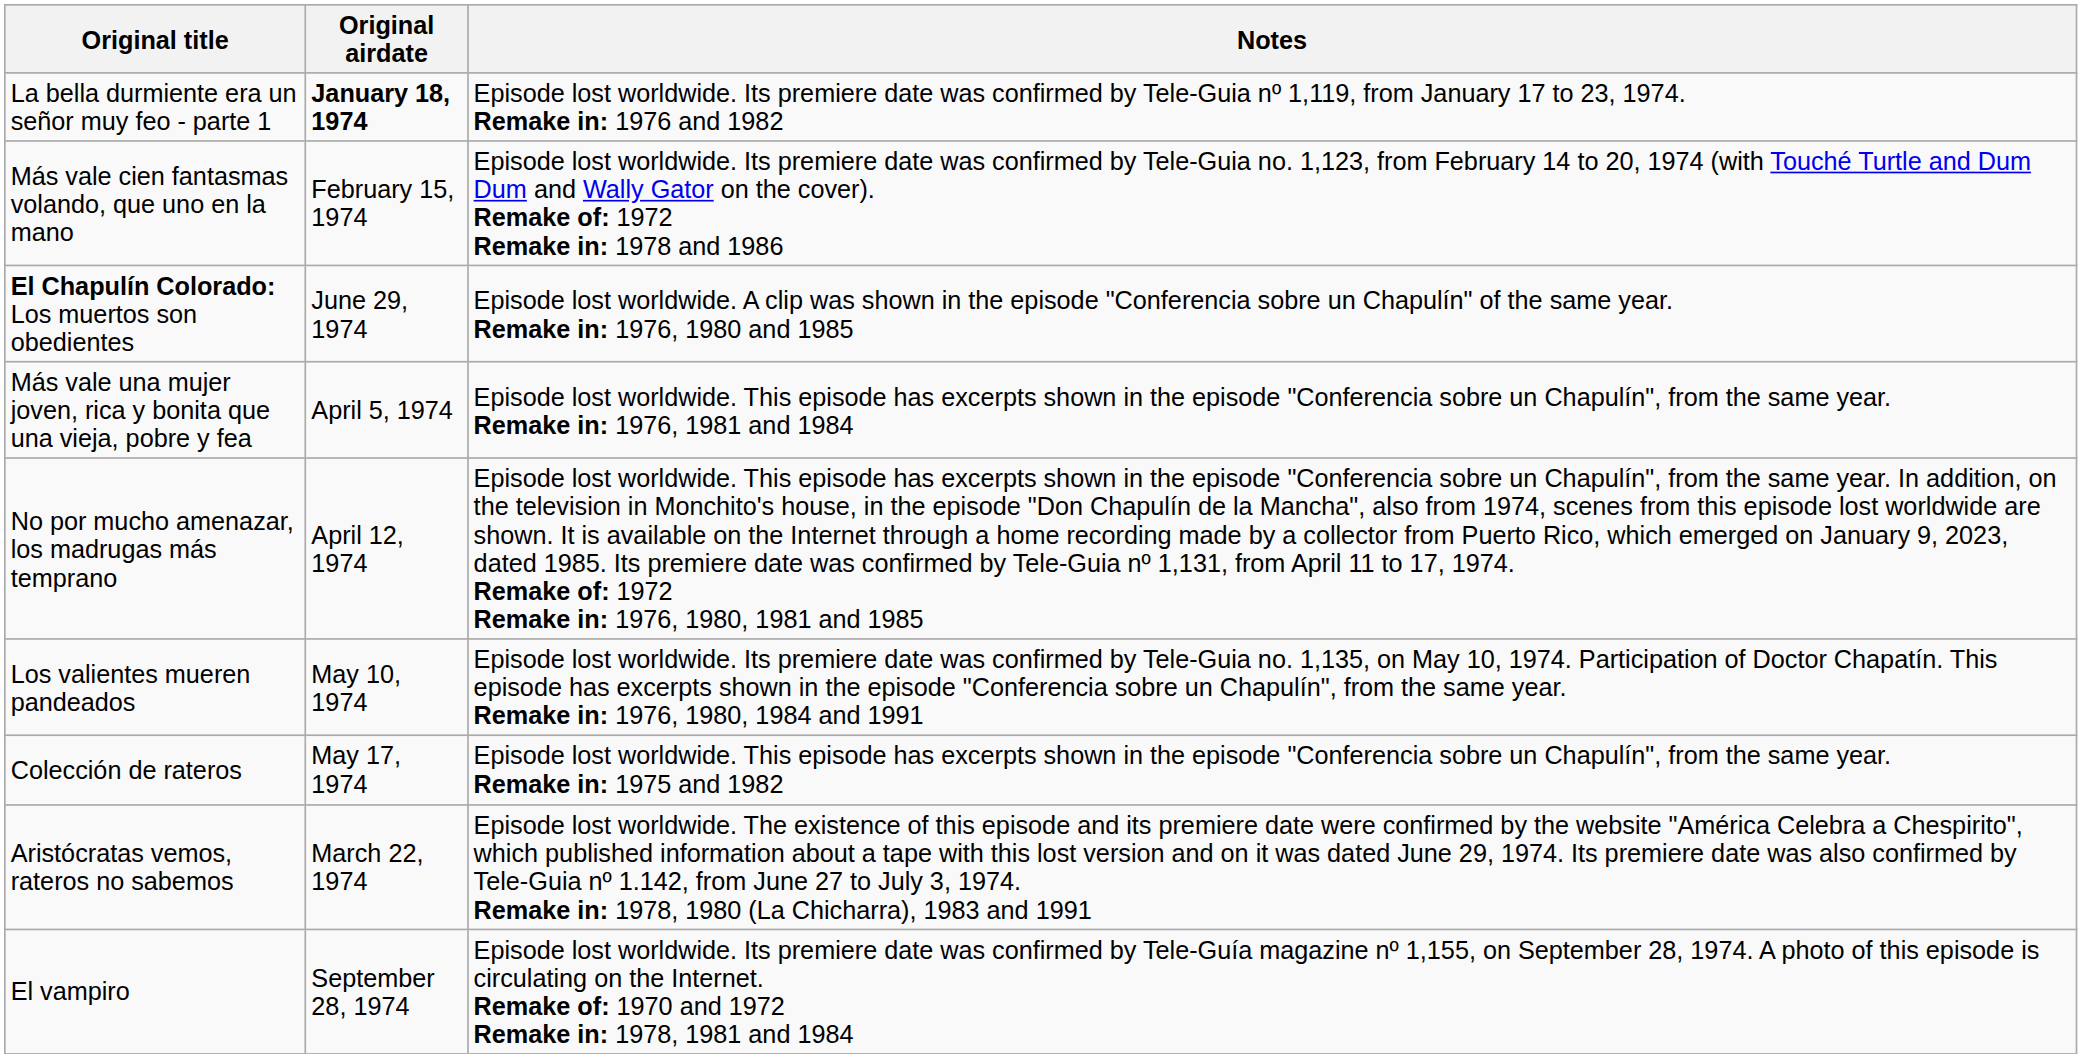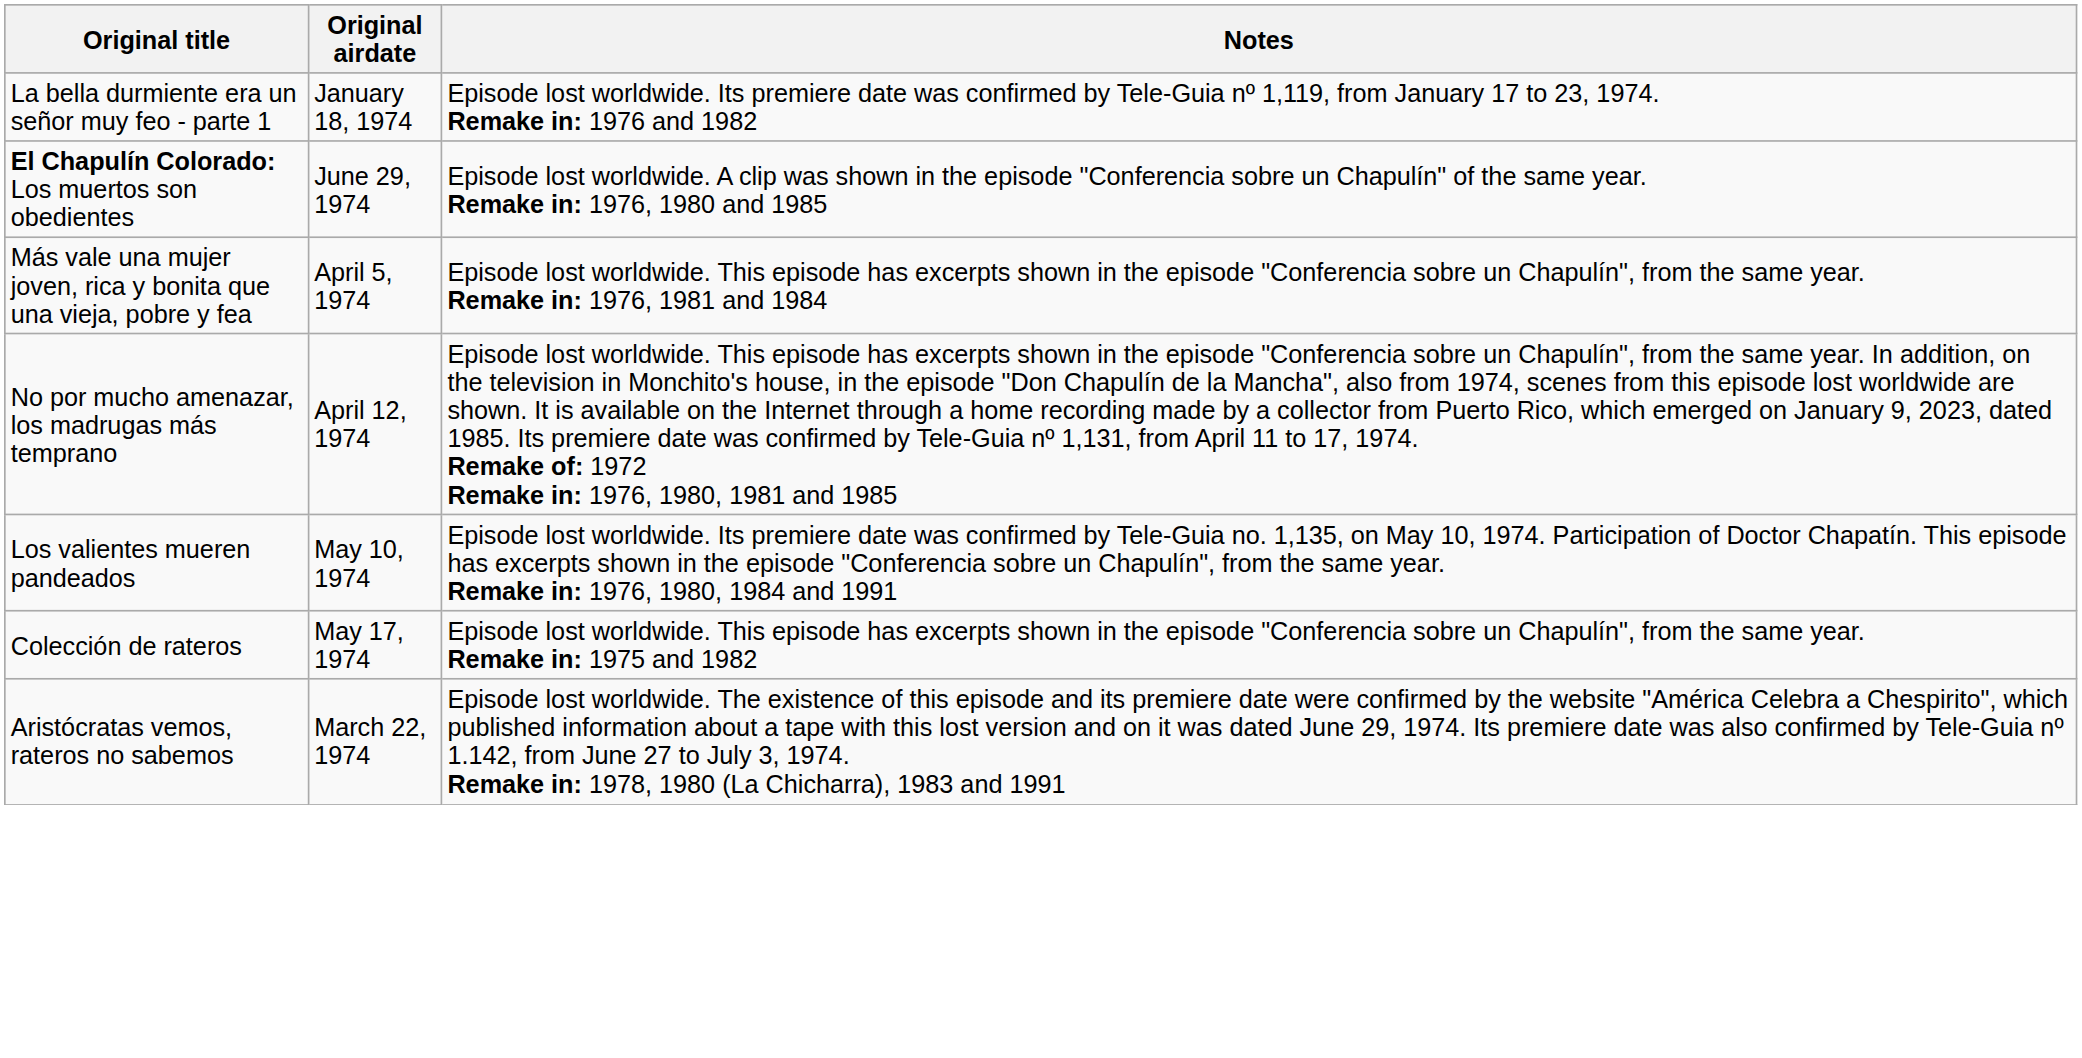(381, 107) bold -> (363, 107) normal
- row: (149, 204)
- row: (70, 991)
